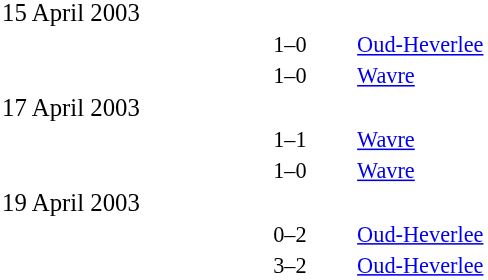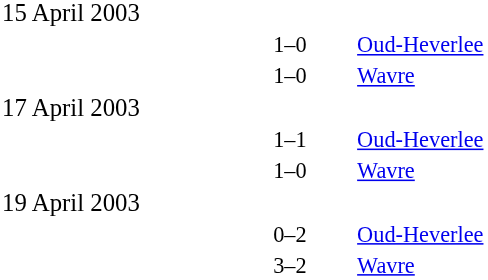(386, 139) Wavre -> (420, 139) Oud-Heverlee
(420, 265) Oud-Heverlee -> (386, 265) Wavre
